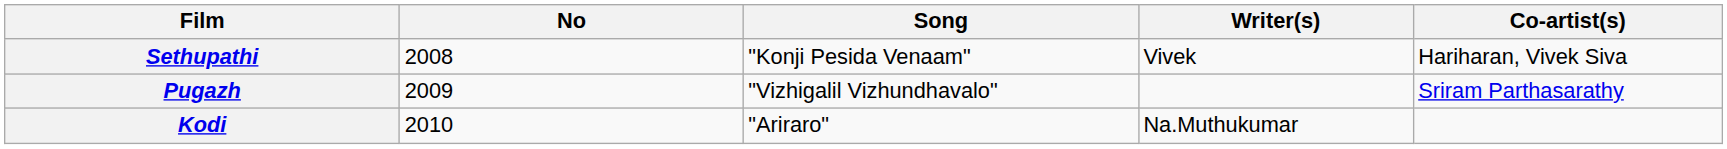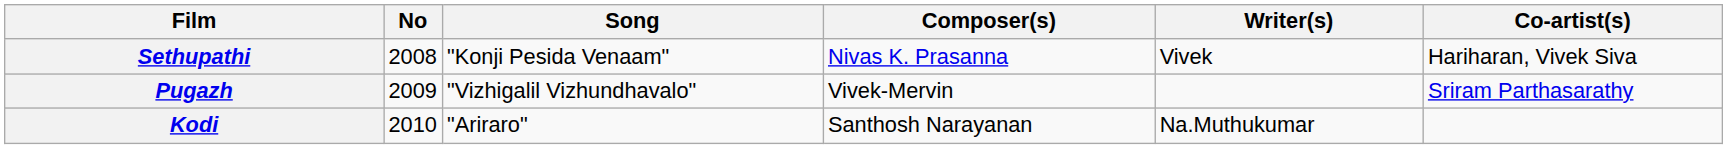+ column: (989, 21)
